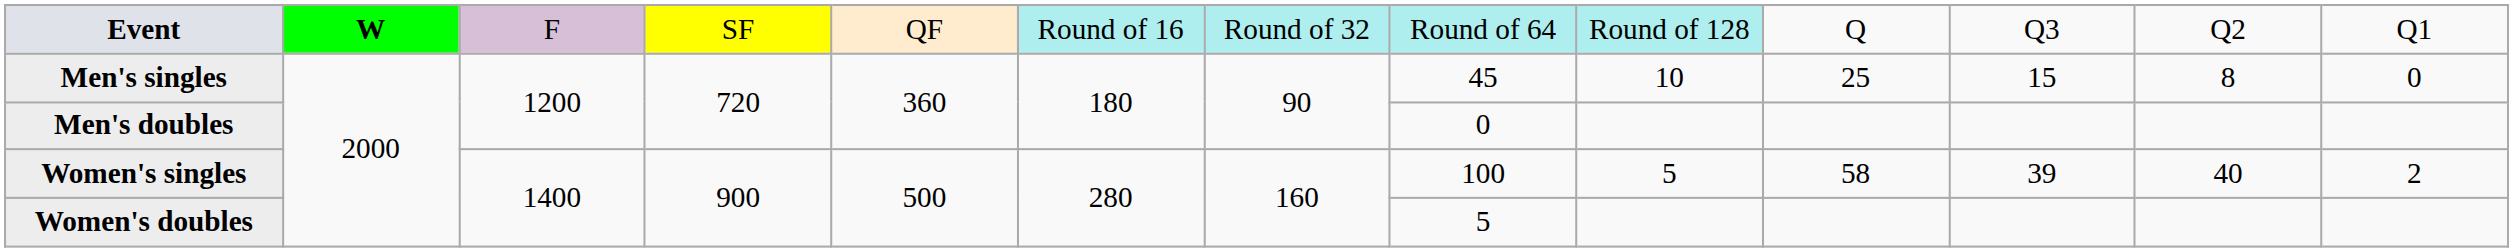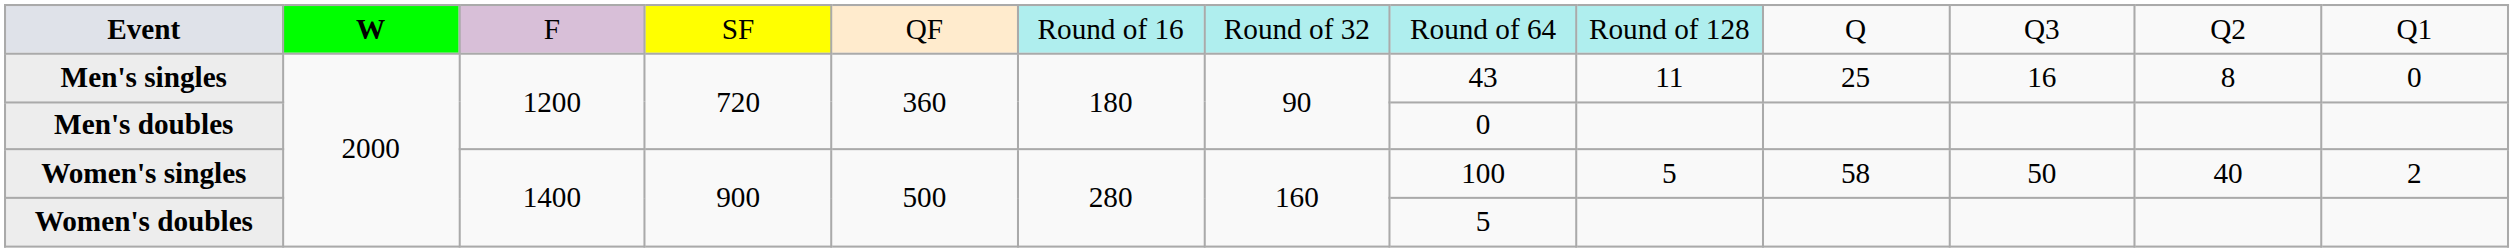(1483, 77) 45 -> (1483, 77) 43
(1669, 77) 10 -> (1669, 77) 11
(2042, 77) 15 -> (2042, 77) 16
(2042, 173) 39 -> (2042, 173) 50
